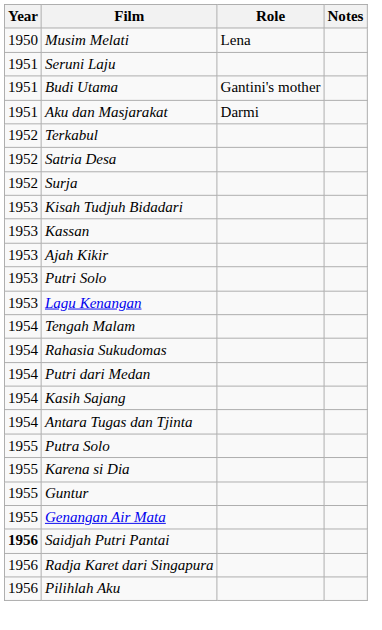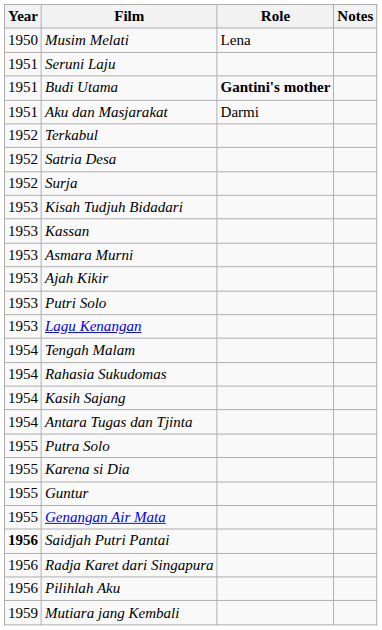(271, 87) normal -> (275, 87) bold
+ row: (89, 254)
- row: (98, 374)
+ row: (112, 612)
